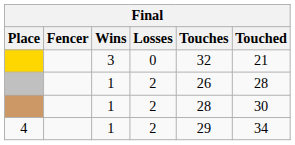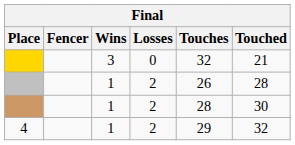(261, 128) 34 -> (261, 128) 32
